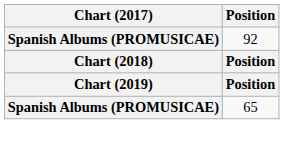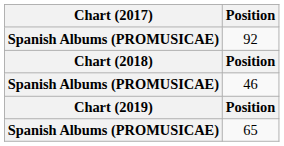+ row: (250, 84)
